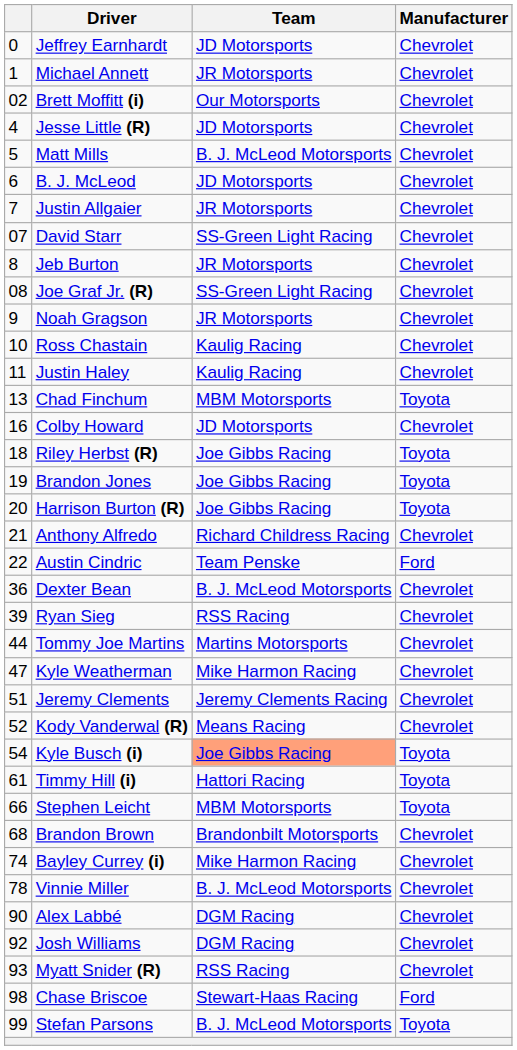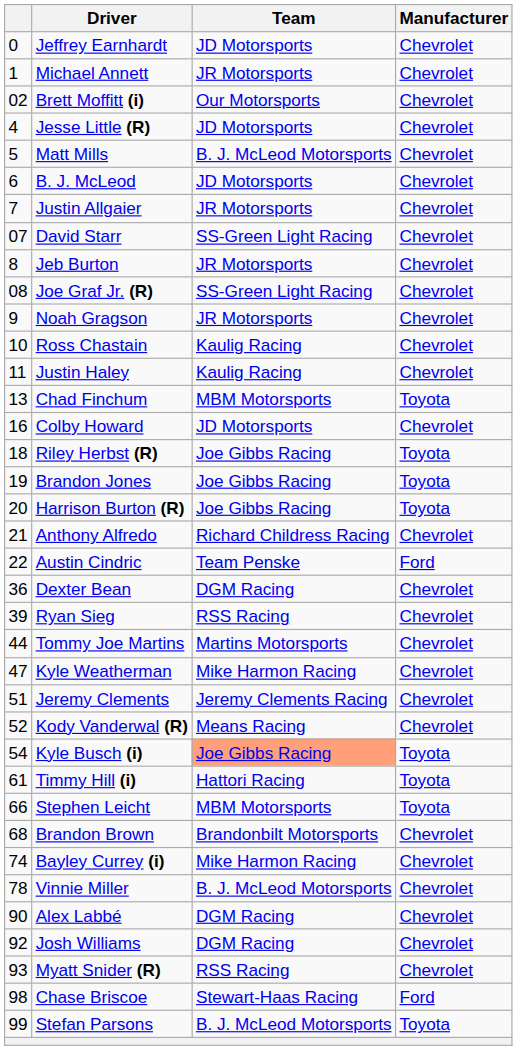(294, 589) B. J. McLeod Motorsports -> (245, 589) DGM Racing
